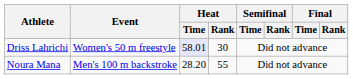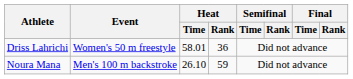(194, 47) lavender background -> (194, 47) no background
(223, 47) 30 -> (223, 47) 36
(194, 65) 28.20 -> (194, 65) 26.10
(223, 65) 55 -> (223, 65) 59
